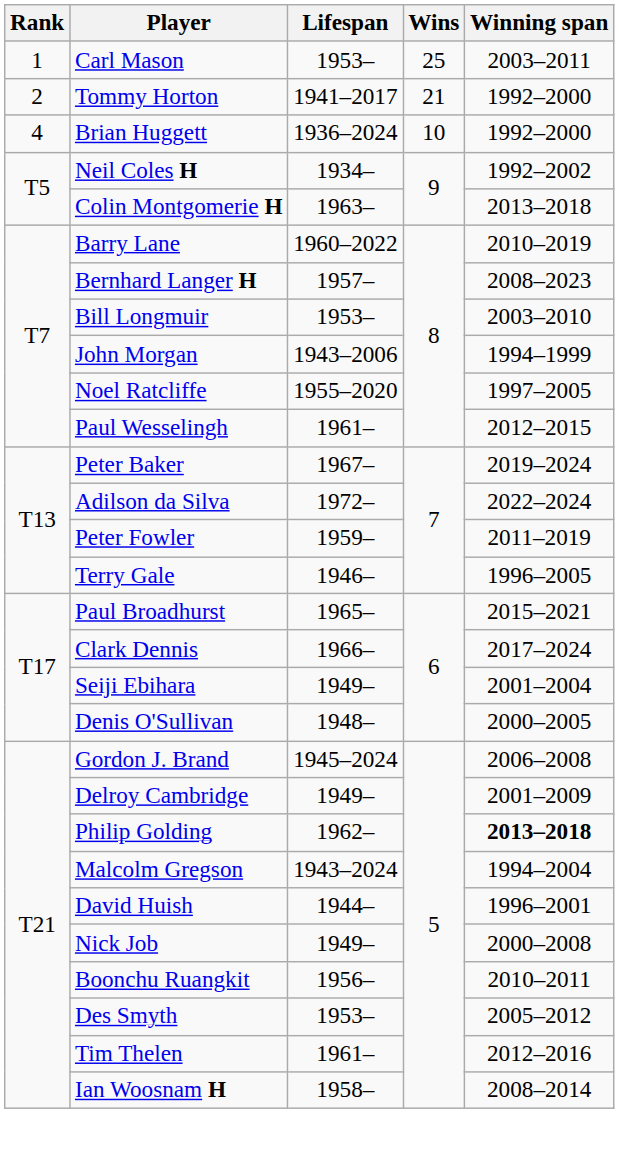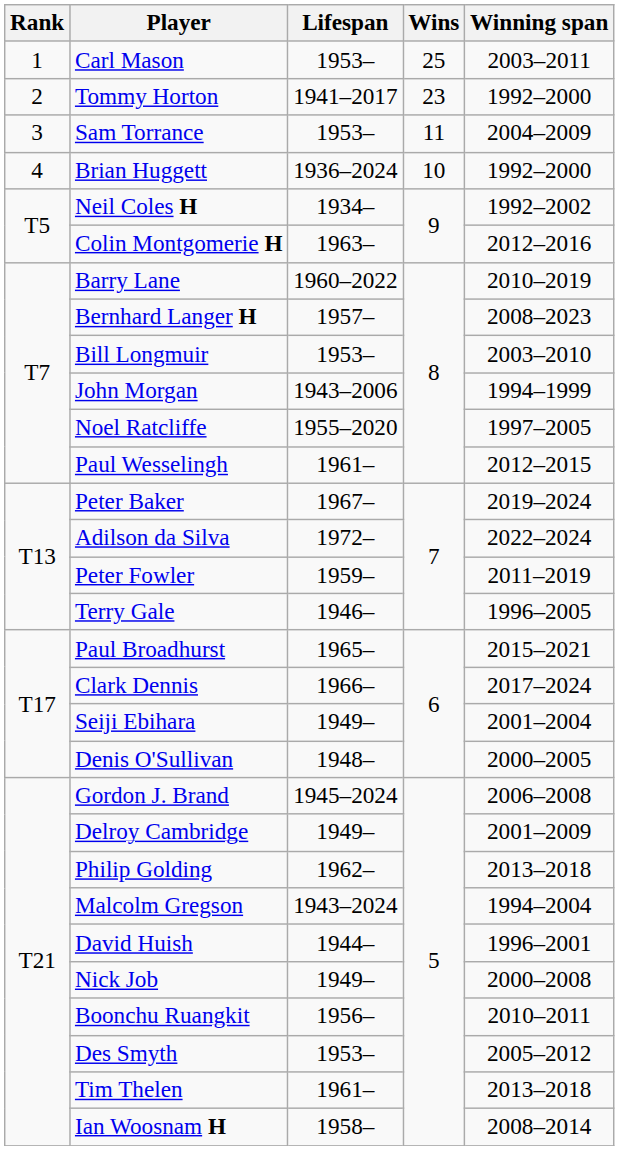(434, 96) 21 -> (434, 96) 23
+ row: (139, 133)
(539, 206) 2013–2018 -> (539, 243) 2012–2016
(539, 832) bold -> (539, 869) normal
(539, 1053) 2012–2016 -> (539, 1089) 2013–2018
